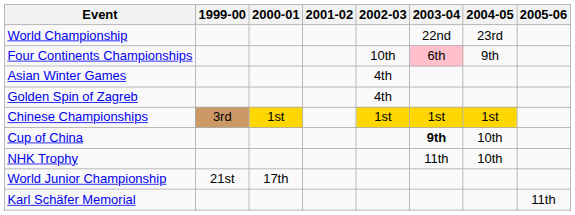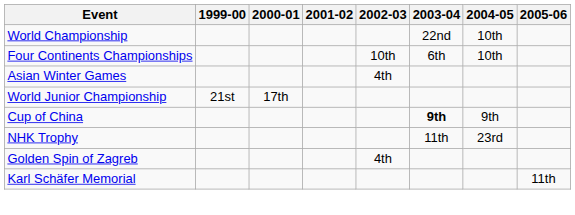(490, 35) 23rd -> (490, 35) 10th
(436, 55) pink background -> (436, 55) no background
(490, 55) 9th -> (490, 55) 10th
rows swapped: (87, 179) <-> (73, 96)
- row: (78, 117)
(490, 138) 10th -> (490, 117) 9th
(490, 158) 10th -> (490, 138) 23rd
